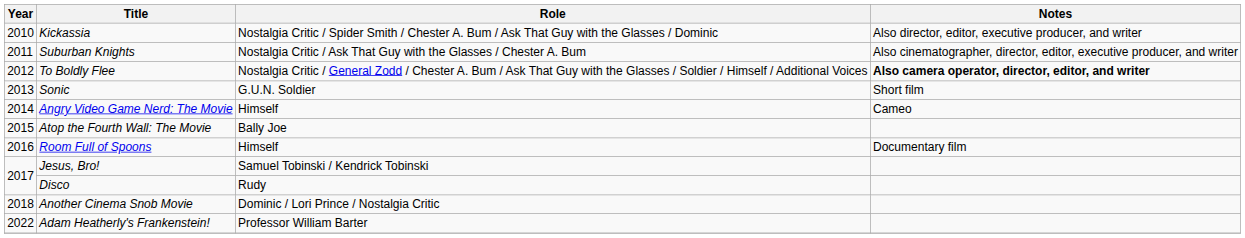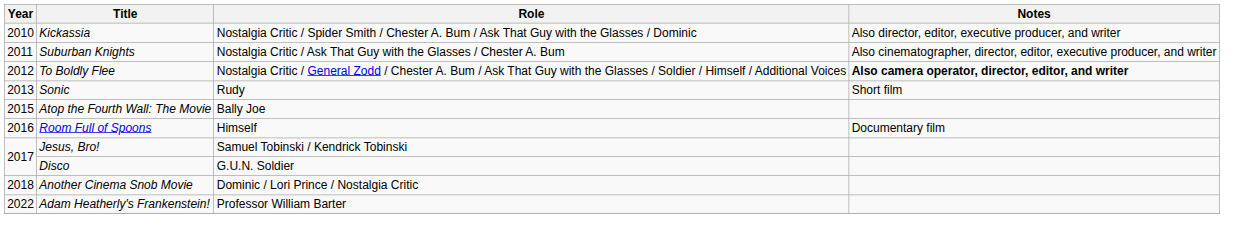(277, 90) G.U.N. Soldier -> (231, 90) Rudy
- row: (136, 109)
(252, 185) Rudy -> (255, 166) G.U.N. Soldier
